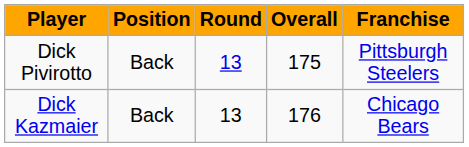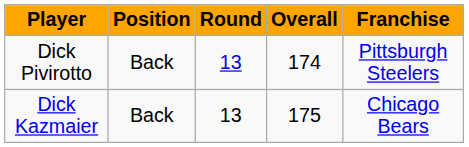(304, 62) 175 -> (304, 62) 174
(304, 115) 176 -> (304, 115) 175
